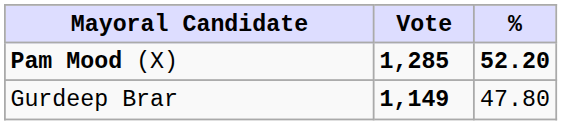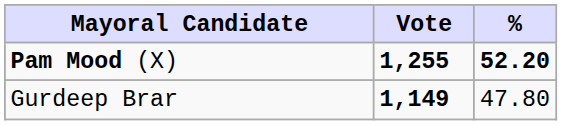(414, 62) 1,285 -> (414, 62) 1,255
